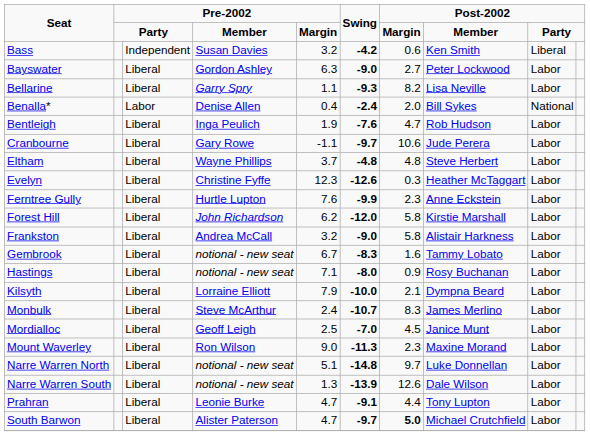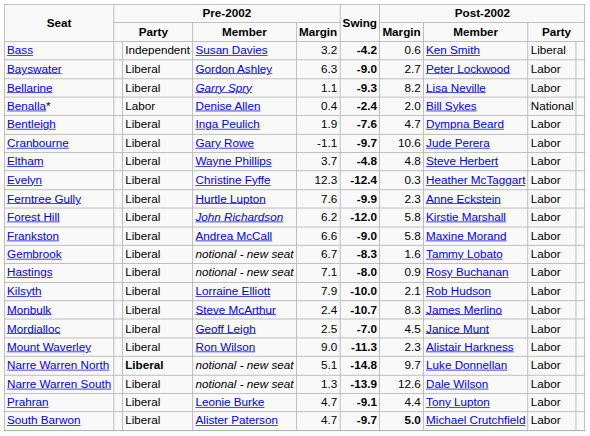(459, 124) Rob Hudson -> (465, 124) Dympna Beard
(364, 180) -12.6 -> (364, 180) -12.4
(329, 236) 3.2 -> (329, 236) 6.6
(470, 236) Alistair Harkness -> (466, 236) Maxine Morand
(465, 291) Dympna Beard -> (459, 291) Rob Hudson
(466, 347) Maxine Morand -> (470, 347) Alistair Harkness
(143, 365) normal -> (144, 365) bold
